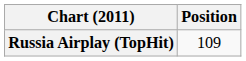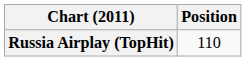(209, 42) 109 -> (209, 42) 110
